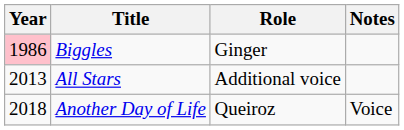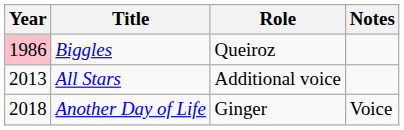(241, 49) Ginger -> (245, 49) Queiroz
(245, 109) Queiroz -> (241, 109) Ginger
